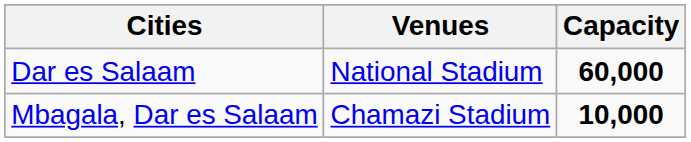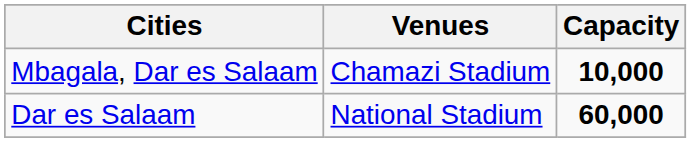rows swapped: (103, 70) <-> (164, 114)
